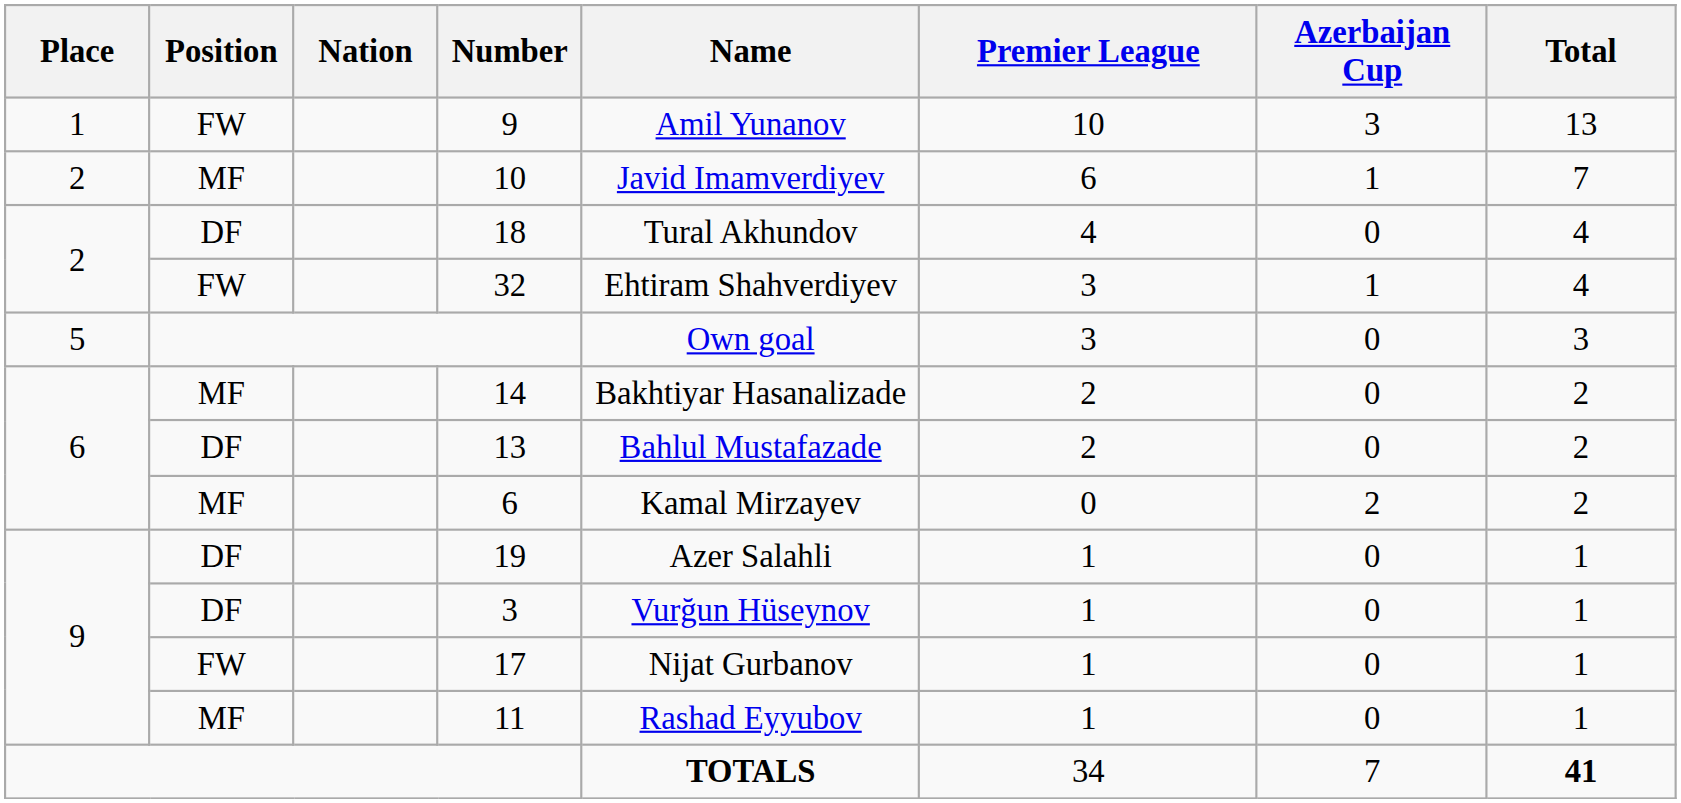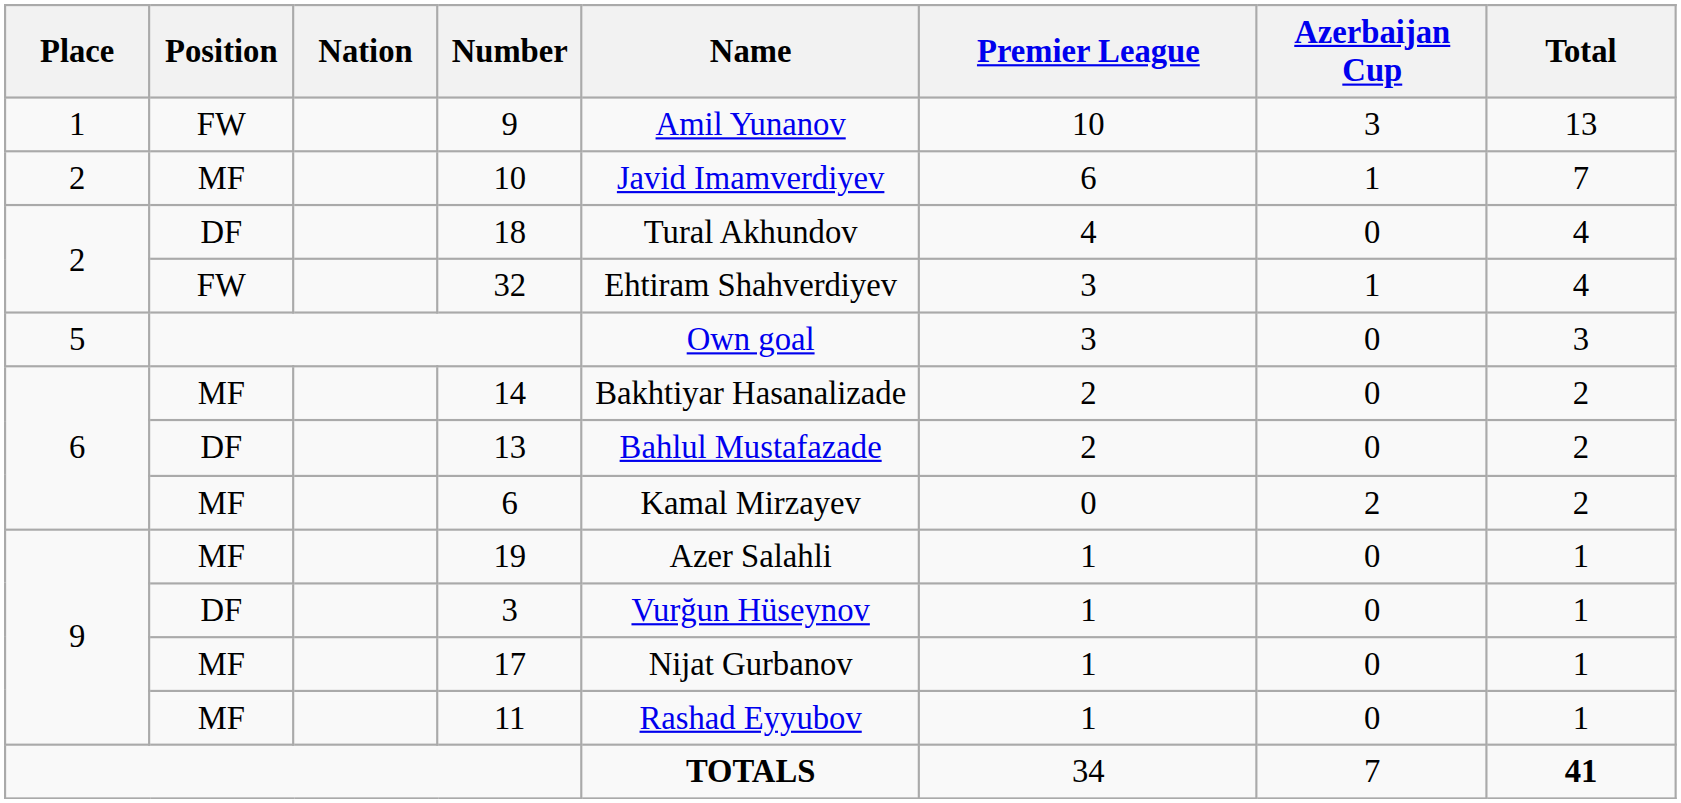(221, 555) DF -> (221, 555) MF
(221, 663) FW -> (221, 663) MF
